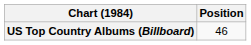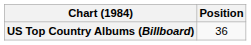(221, 31) 46 -> (221, 31) 36
